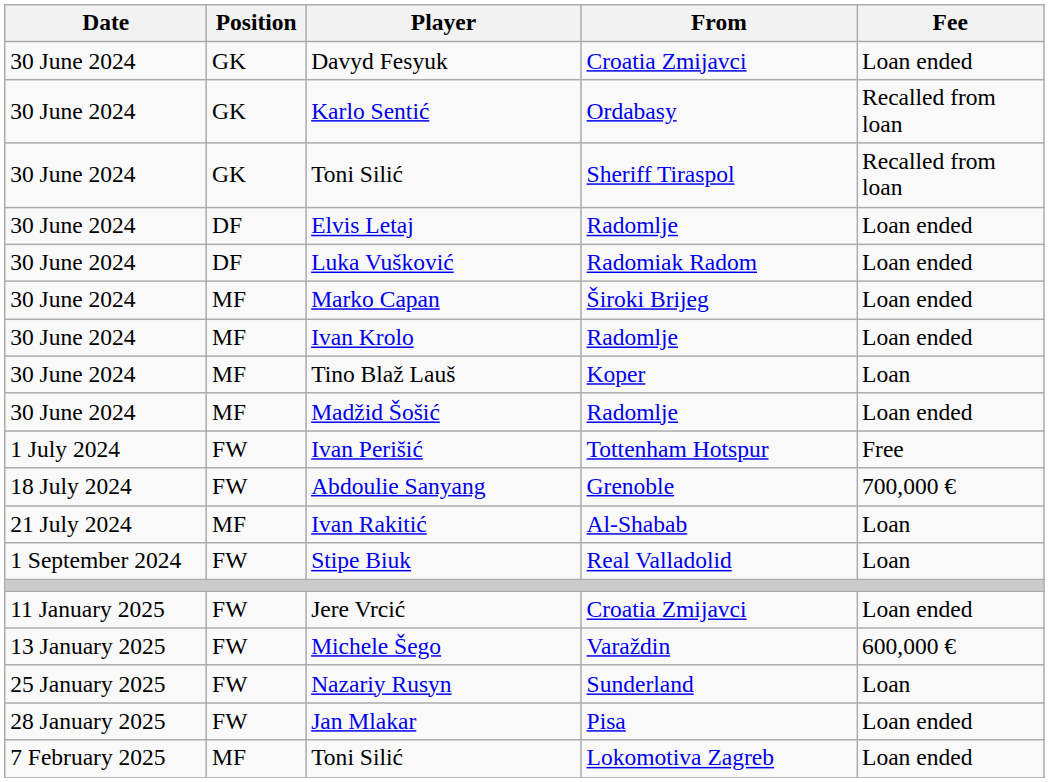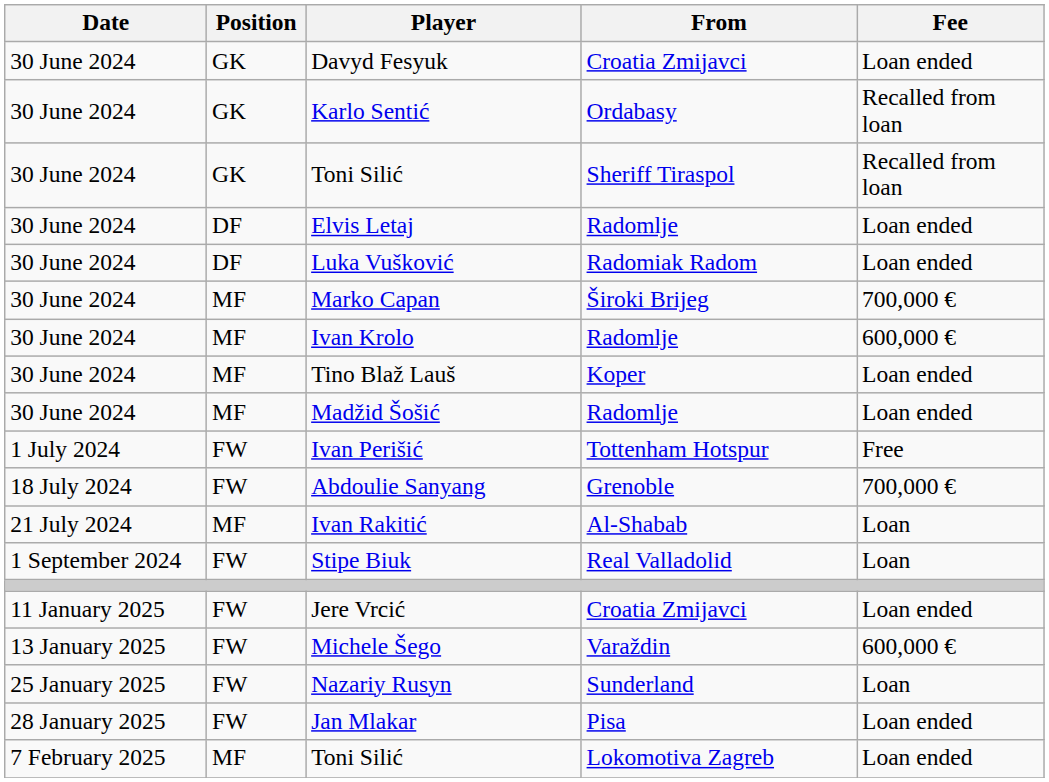(917, 299) Loan ended -> (909, 299) 700,000 €
(917, 337) Loan ended -> (909, 337) 600,000 €
(886, 374) Loan -> (917, 374) Loan ended
